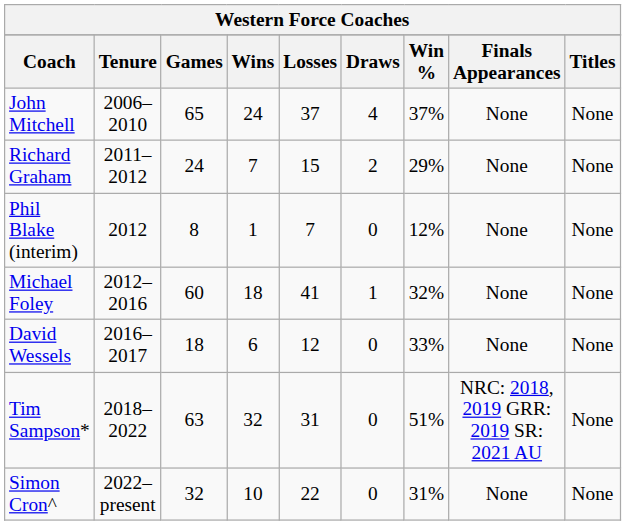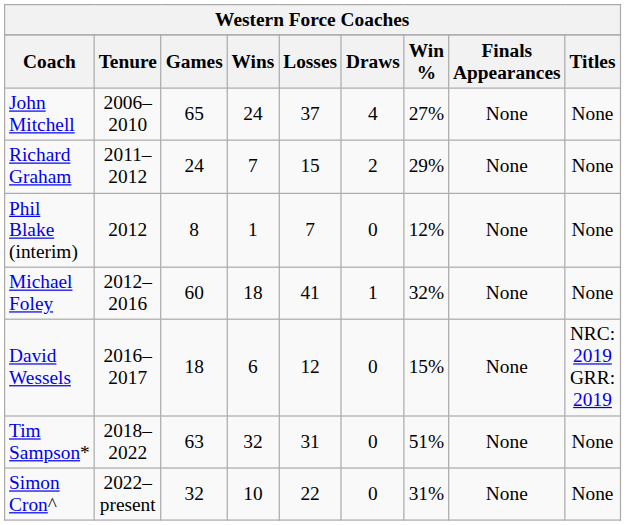(426, 113) 37% -> (426, 113) 27%
(426, 345) 33% -> (426, 367) 15%
(592, 345) None -> (592, 367) NRC: 2019 GRR: 2019
(507, 419) NRC: 2018, 2019 GRR: 2019 SR: 2021 AU -> (507, 441) None
